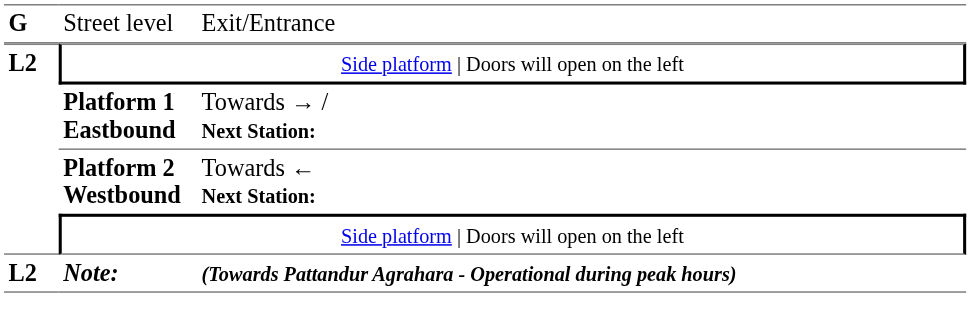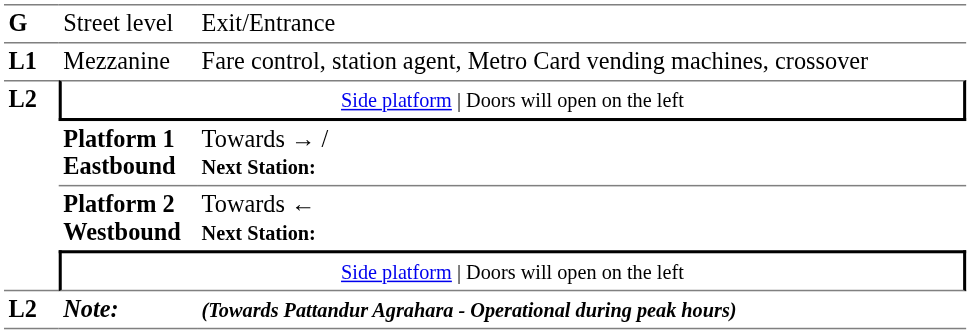+ row: (117, 61)
